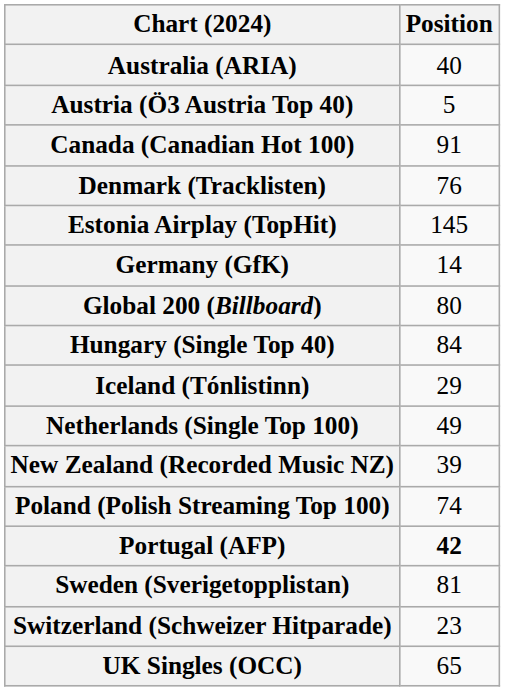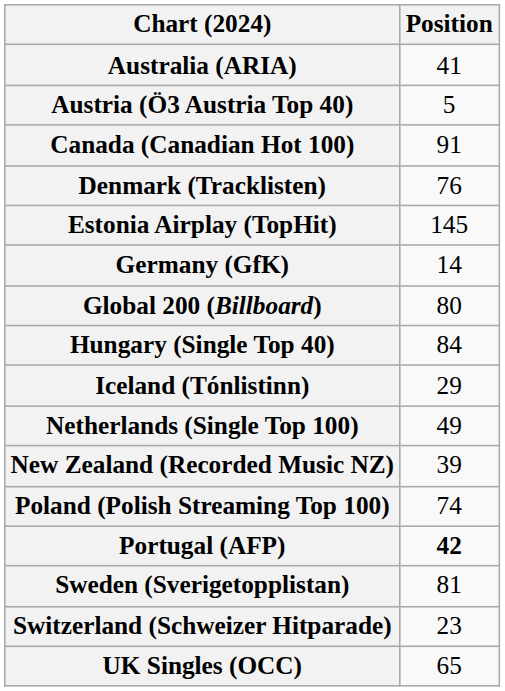(449, 64) 40 -> (449, 64) 41
